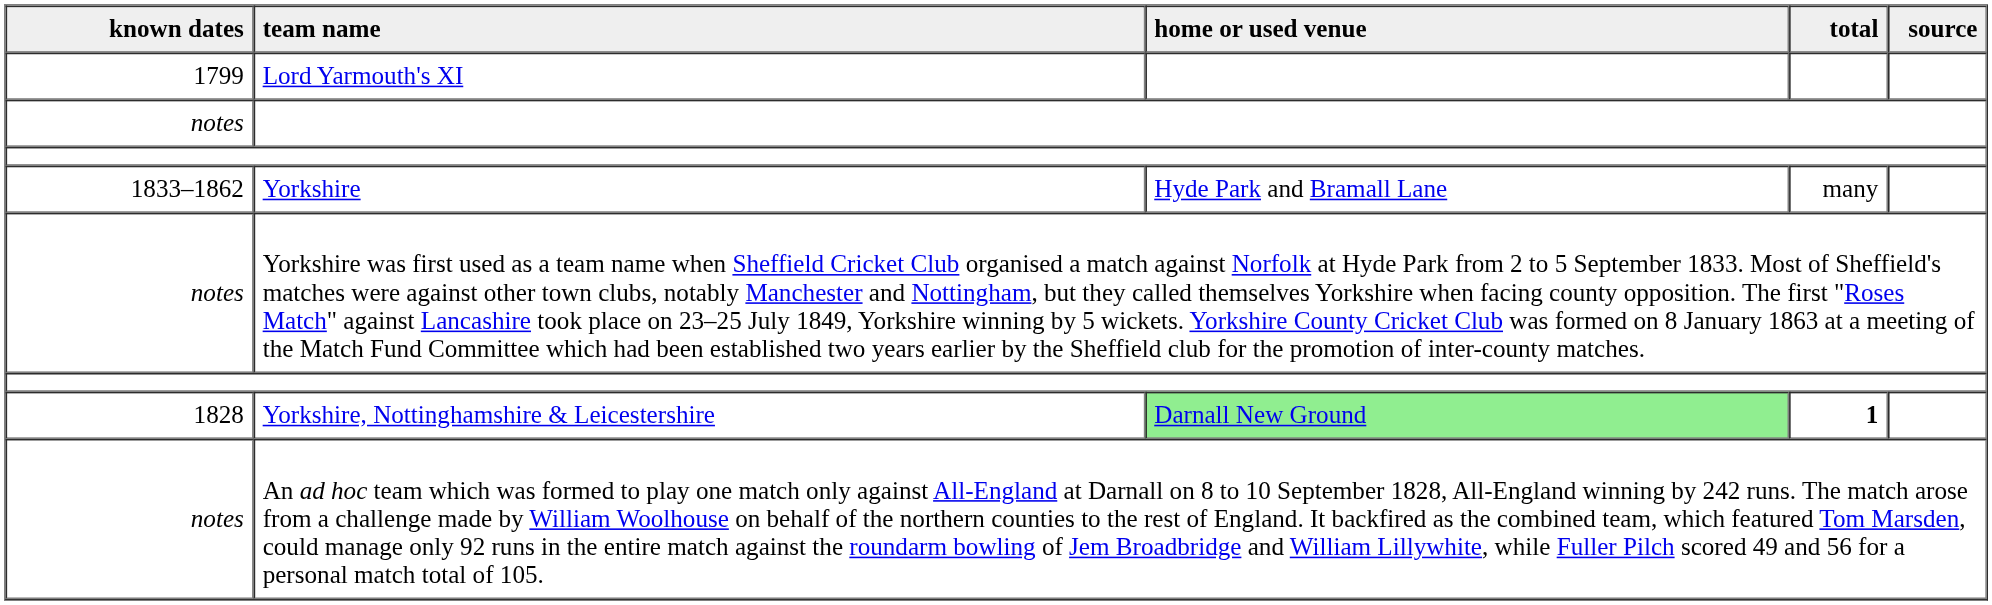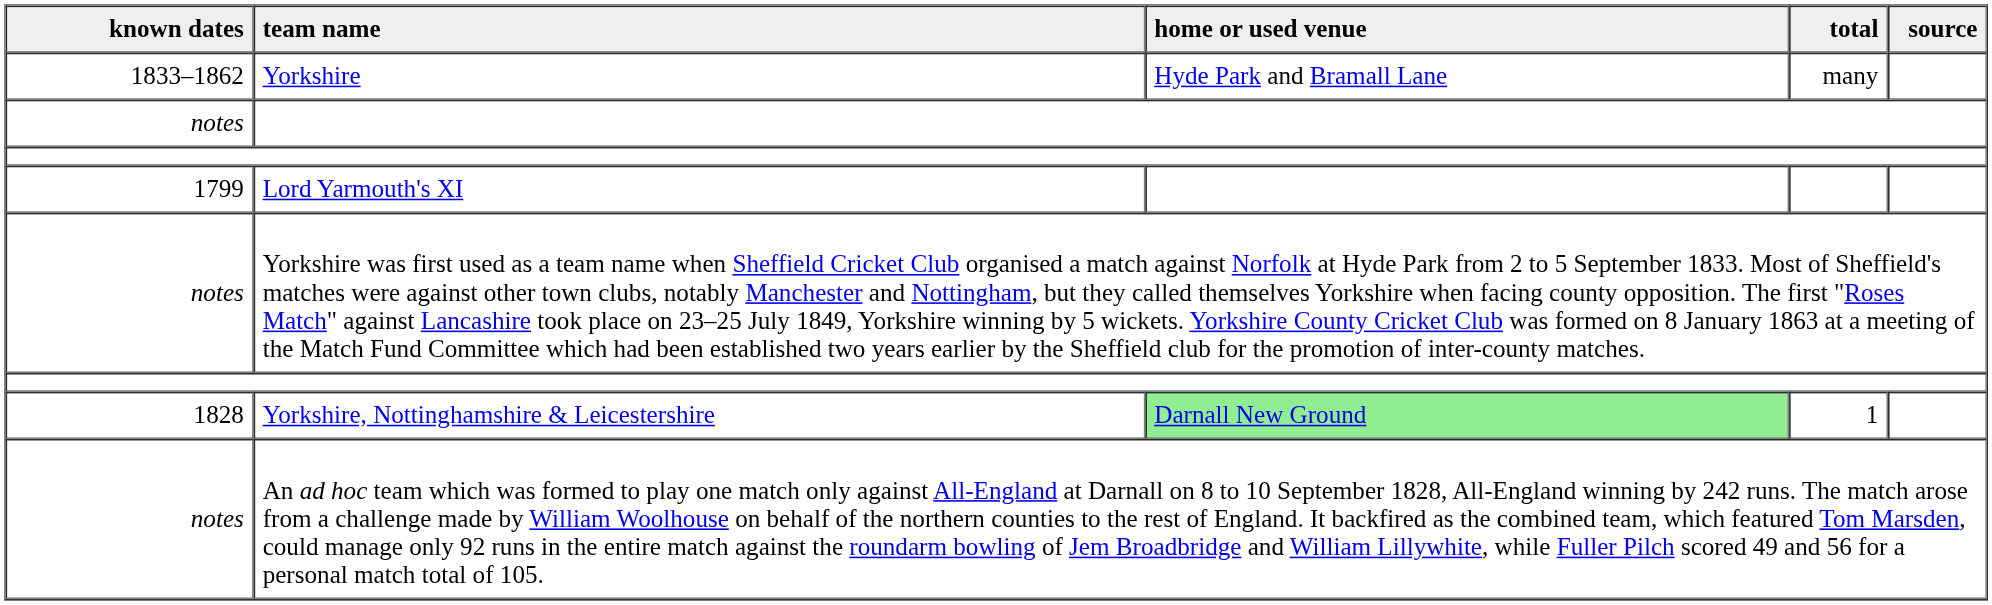rows swapped: (219, 75) <-> (187, 188)
(1872, 415) bold -> (1872, 415) normal
